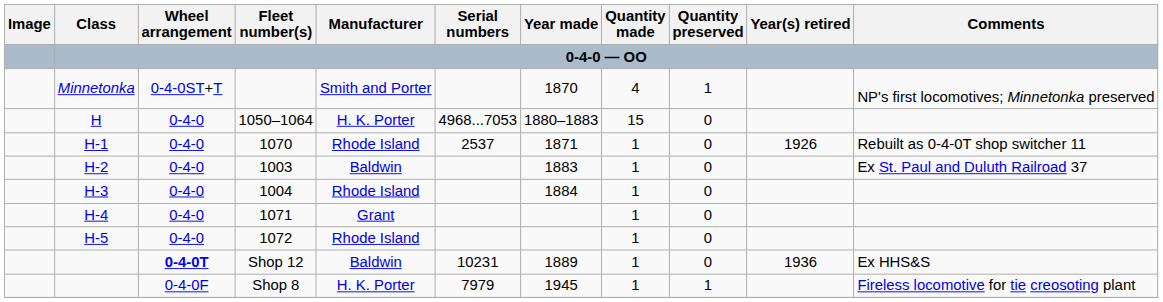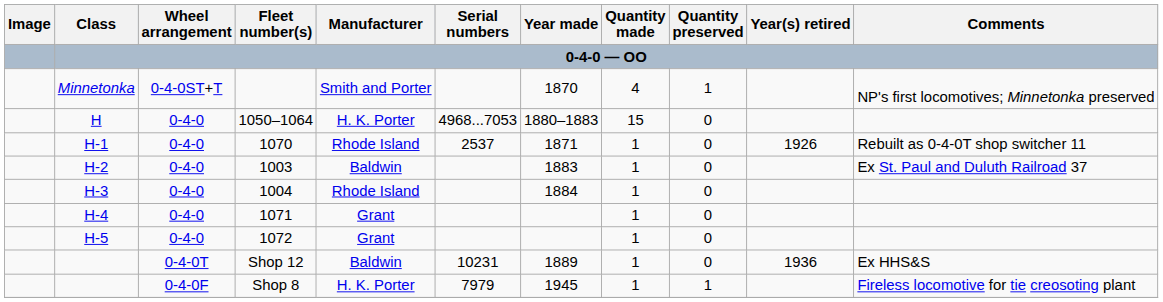(376, 238) Rhode Island -> (376, 238) Grant
(187, 262) bold -> (187, 262) normal
